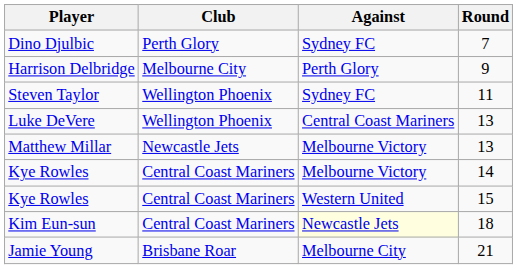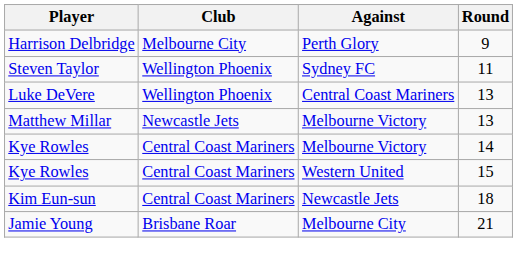- row: (51, 43)
(350, 224) lightyellow background -> (350, 198) no background
